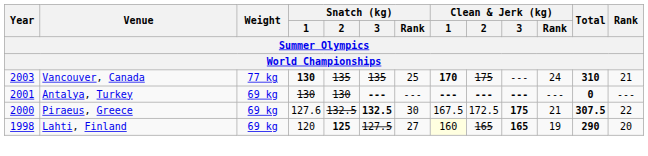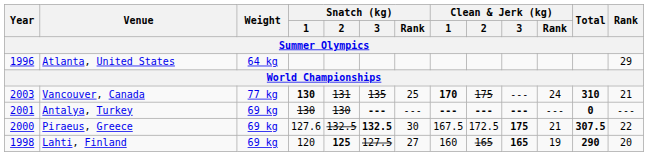+ row: (109, 61)
(342, 78) 135 -> (342, 94) 131
(448, 127) lightyellow background -> (448, 143) no background
